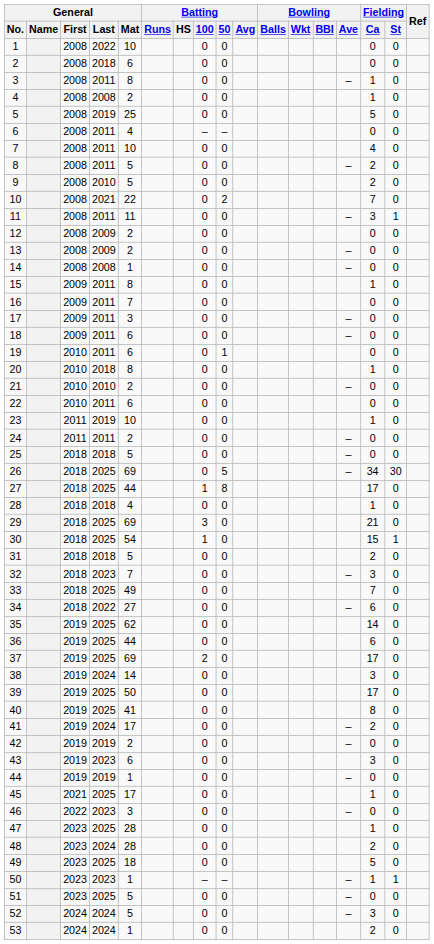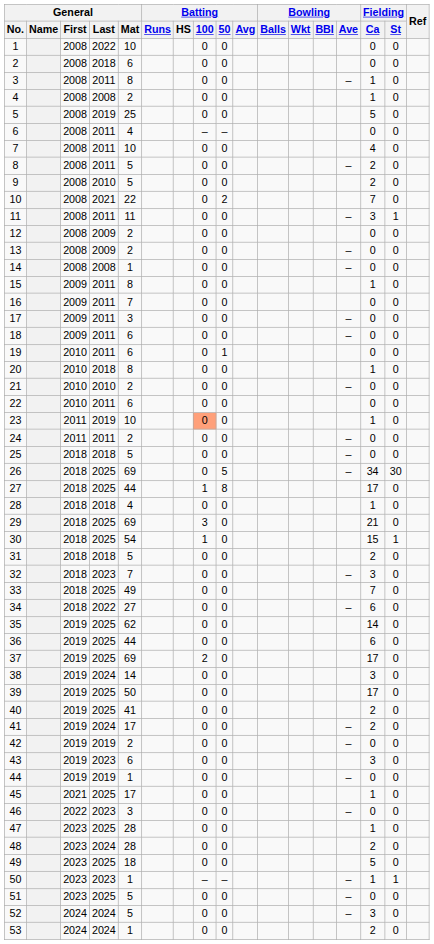(205, 421) no background -> (205, 421) lightsalmon background
(373, 710) 8 -> (373, 710) 2
